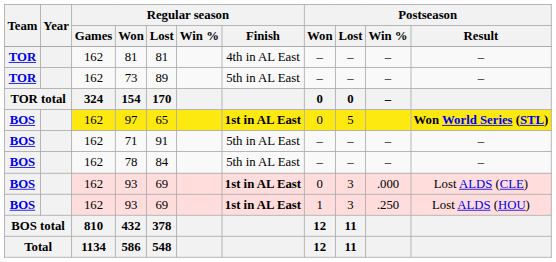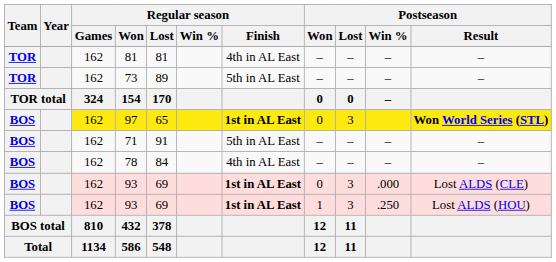(350, 120) 5 -> (350, 120) 3
(263, 162) 5th in AL East -> (263, 162) 4th in AL East
